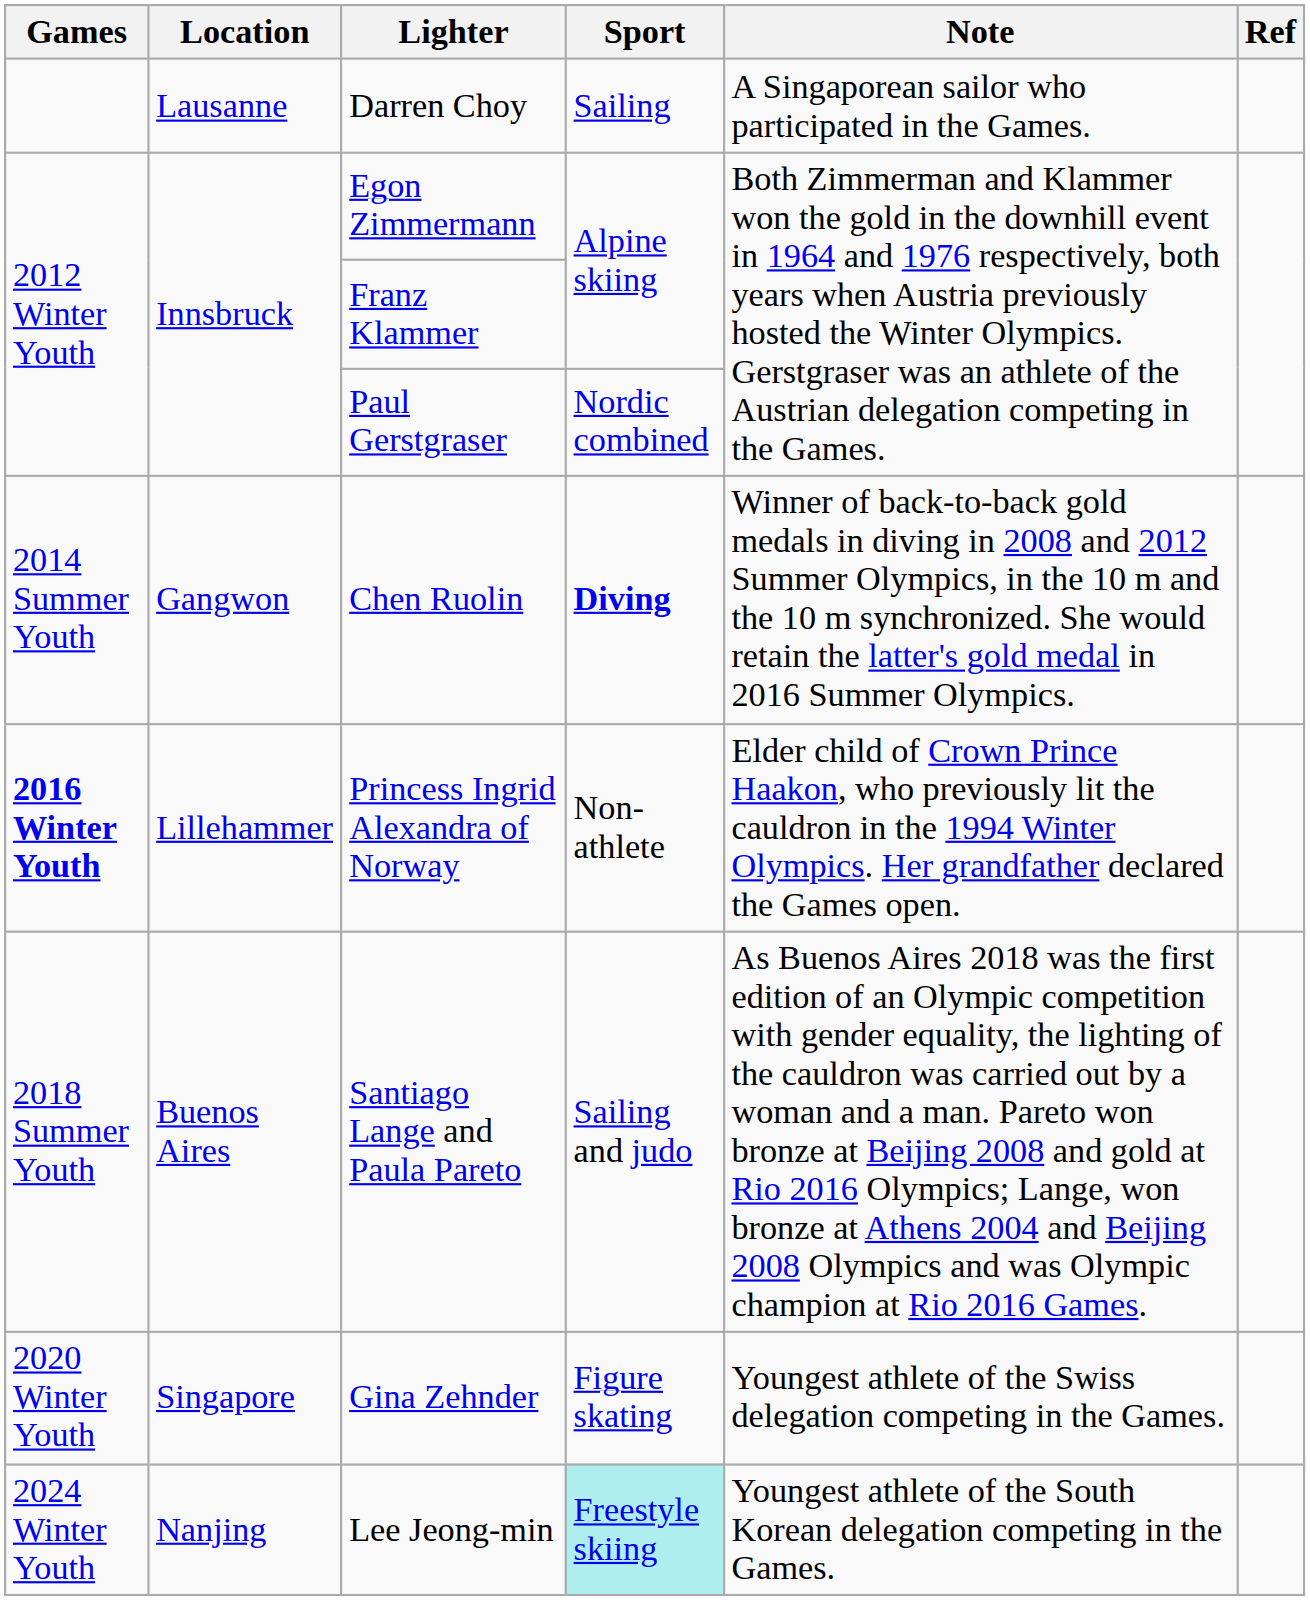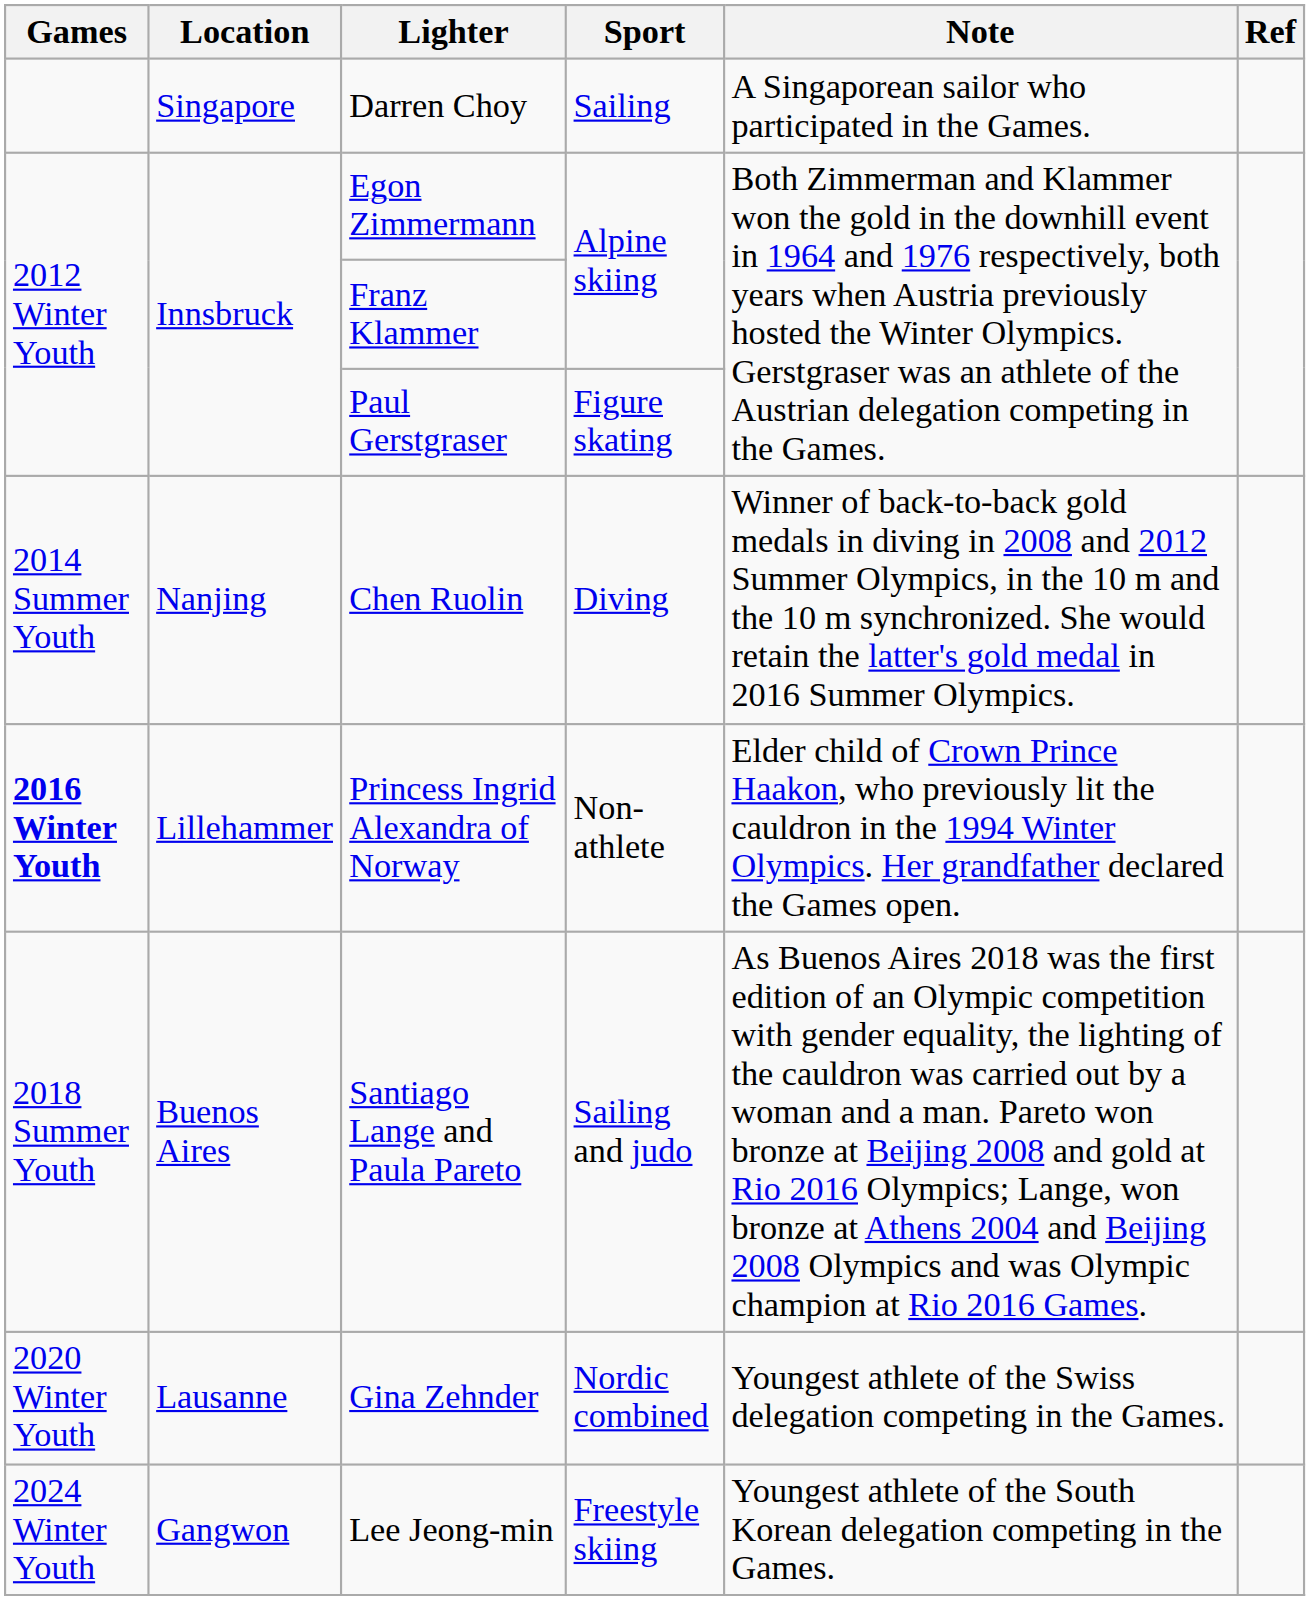(222, 105) Lausanne -> (226, 105) Singapore
(641, 421) Nordic combined -> (623, 421) Figure skating
(223, 599) Gangwon -> (211, 599) Nanjing
(622, 599) bold -> (621, 599) normal
(226, 1397) Singapore -> (222, 1397) Lausanne
(623, 1397) Figure skating -> (641, 1397) Nordic combined
(211, 1528) Nanjing -> (223, 1528) Gangwon
(636, 1528) paleturquoise background -> (636, 1528) no background
